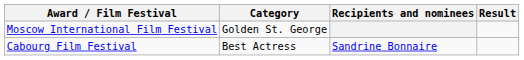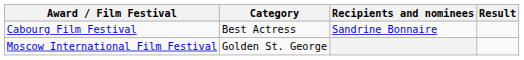rows swapped: (72, 46) <-> (112, 30)
